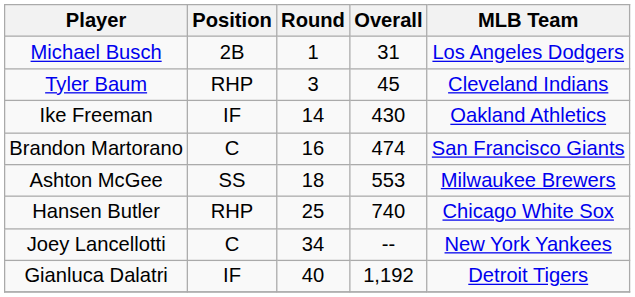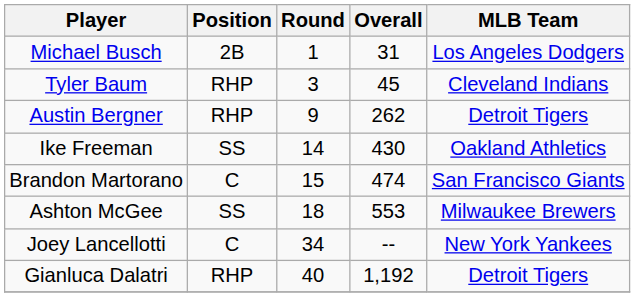+ row: (96, 116)
(232, 116) IF -> (232, 148) SS
(313, 148) 16 -> (313, 180) 15
- row: (96, 212)
(232, 276) IF -> (232, 276) RHP
